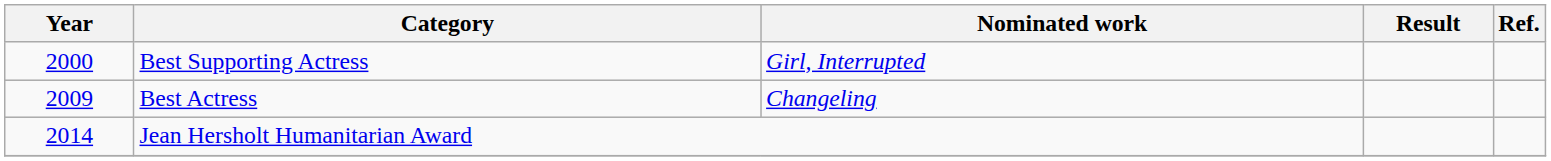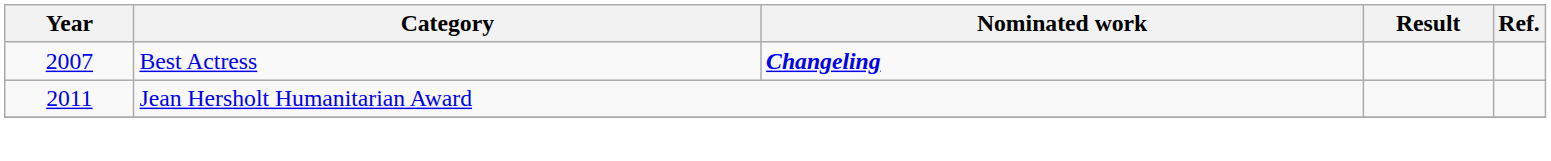- row: (254, 60)
(69, 98) 2009 -> (69, 60) 2007
(821, 98) normal -> (823, 60) bold
(69, 135) 2014 -> (69, 98) 2011
